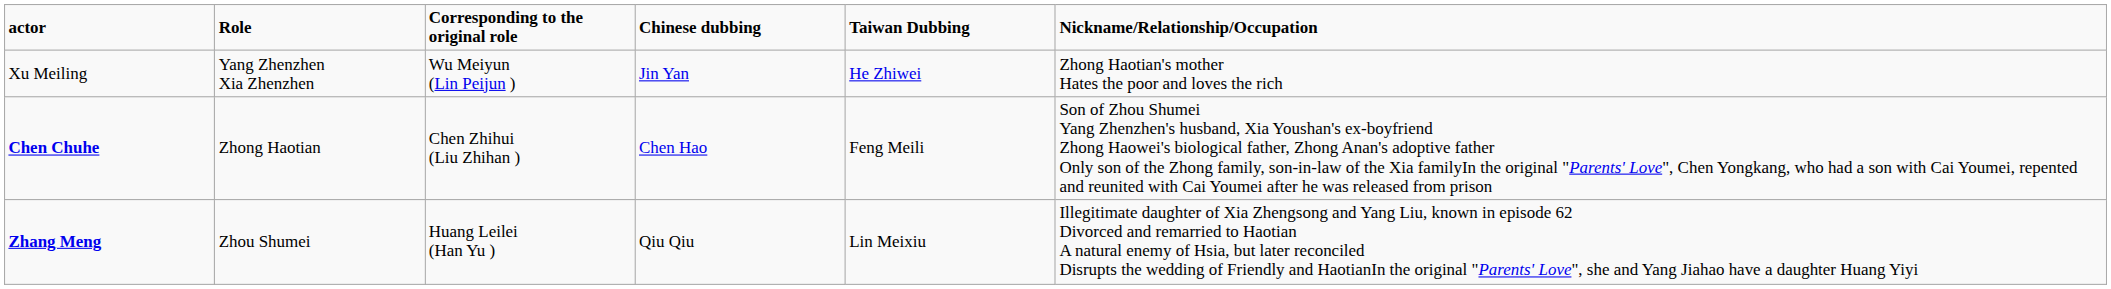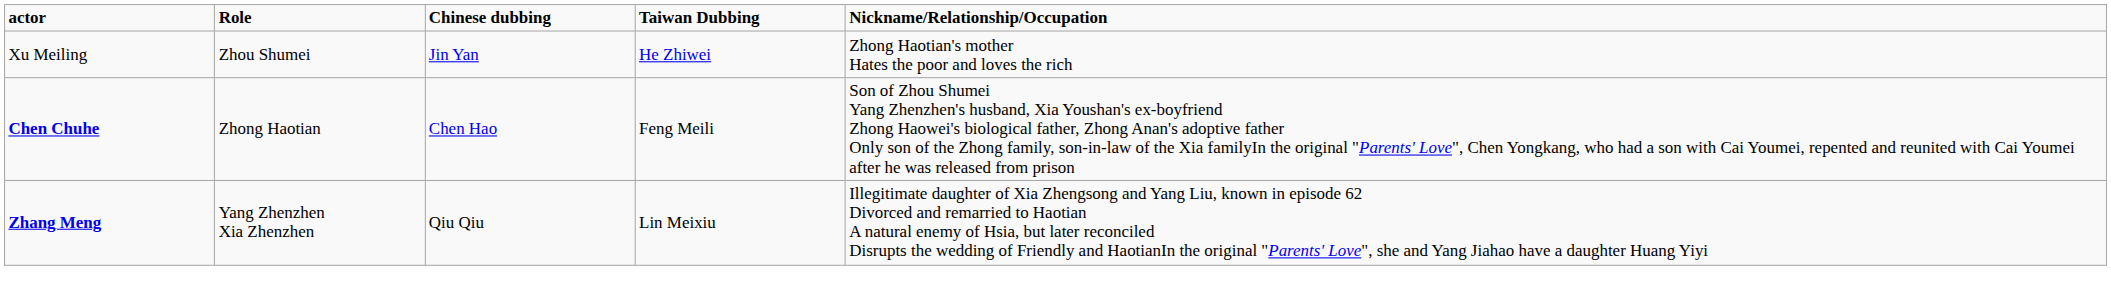- column: (506, 27)
(272, 73) Yang Zhenzhen Xia Zhenzhen -> (265, 54) Zhou Shumei
(265, 241) Zhou Shumei -> (272, 222) Yang Zhenzhen Xia Zhenzhen
